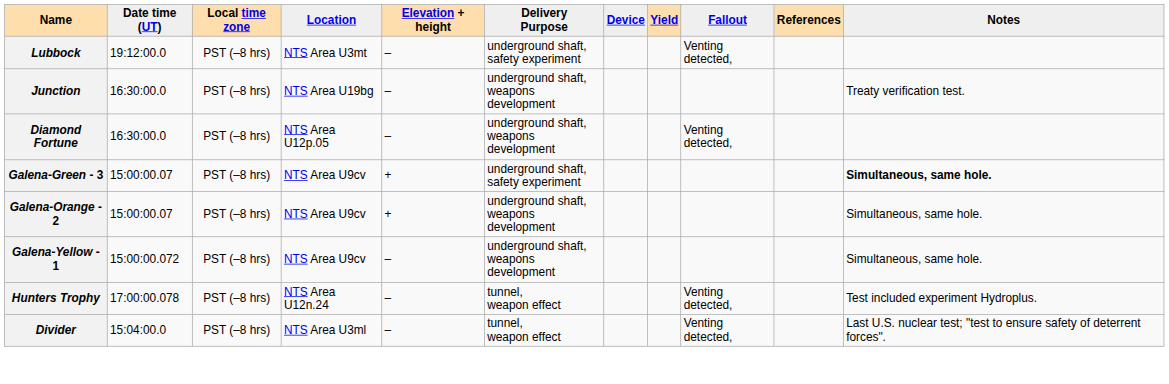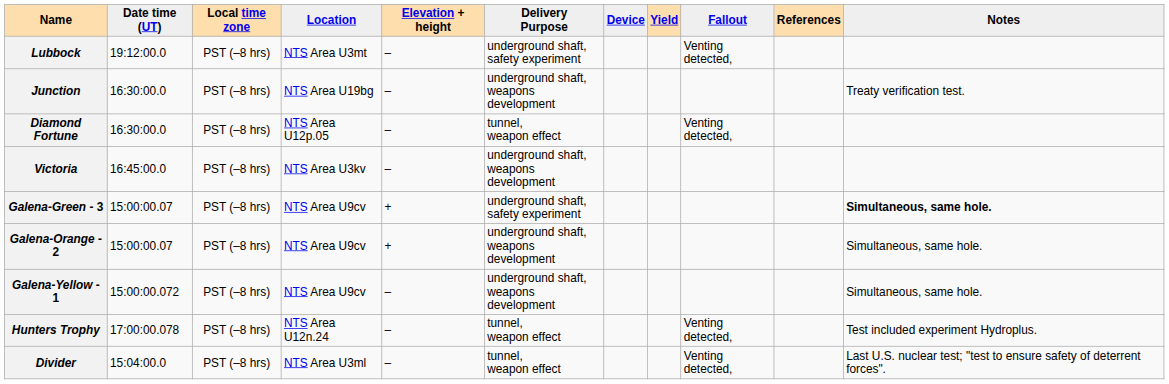(537, 136) underground shaft, weapons development -> (524, 130) tunnel, weapon effect
+ row: (56, 168)
